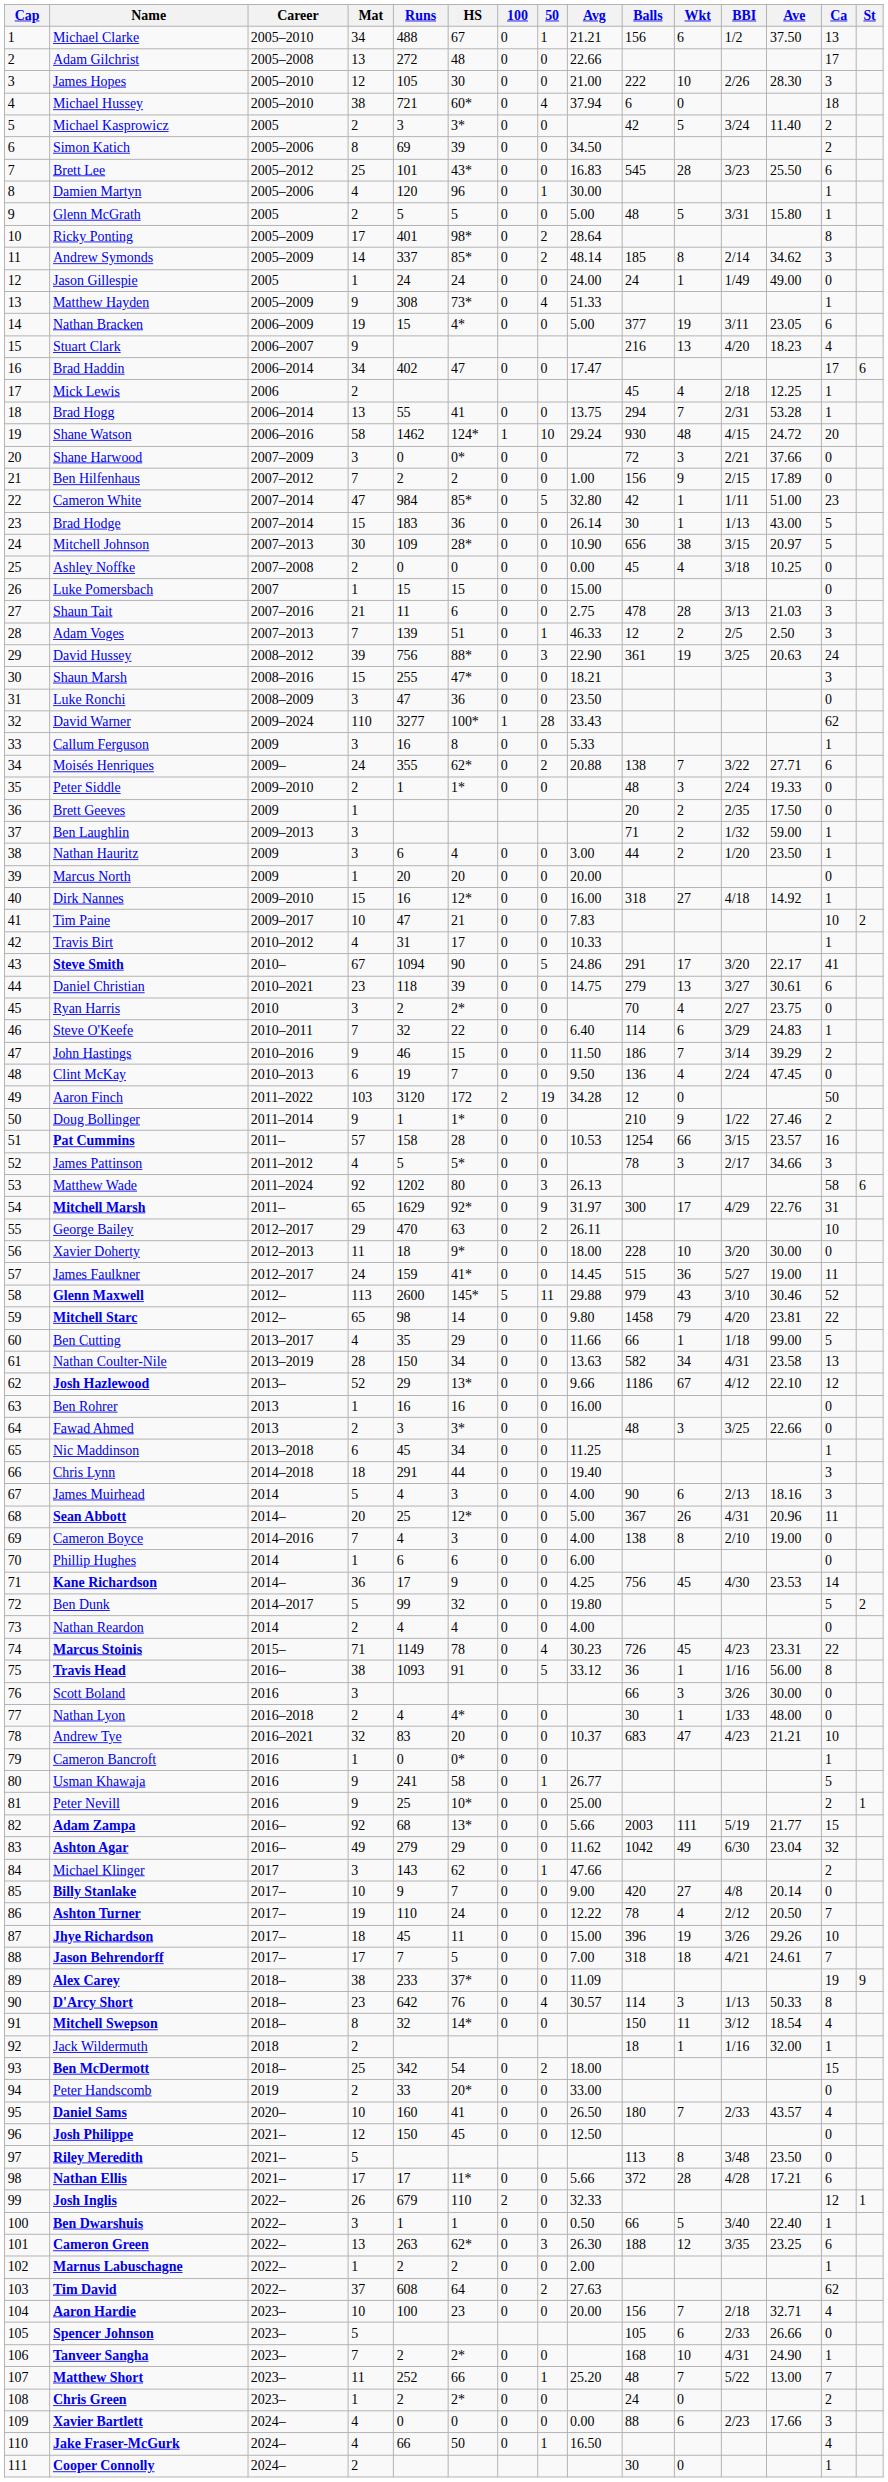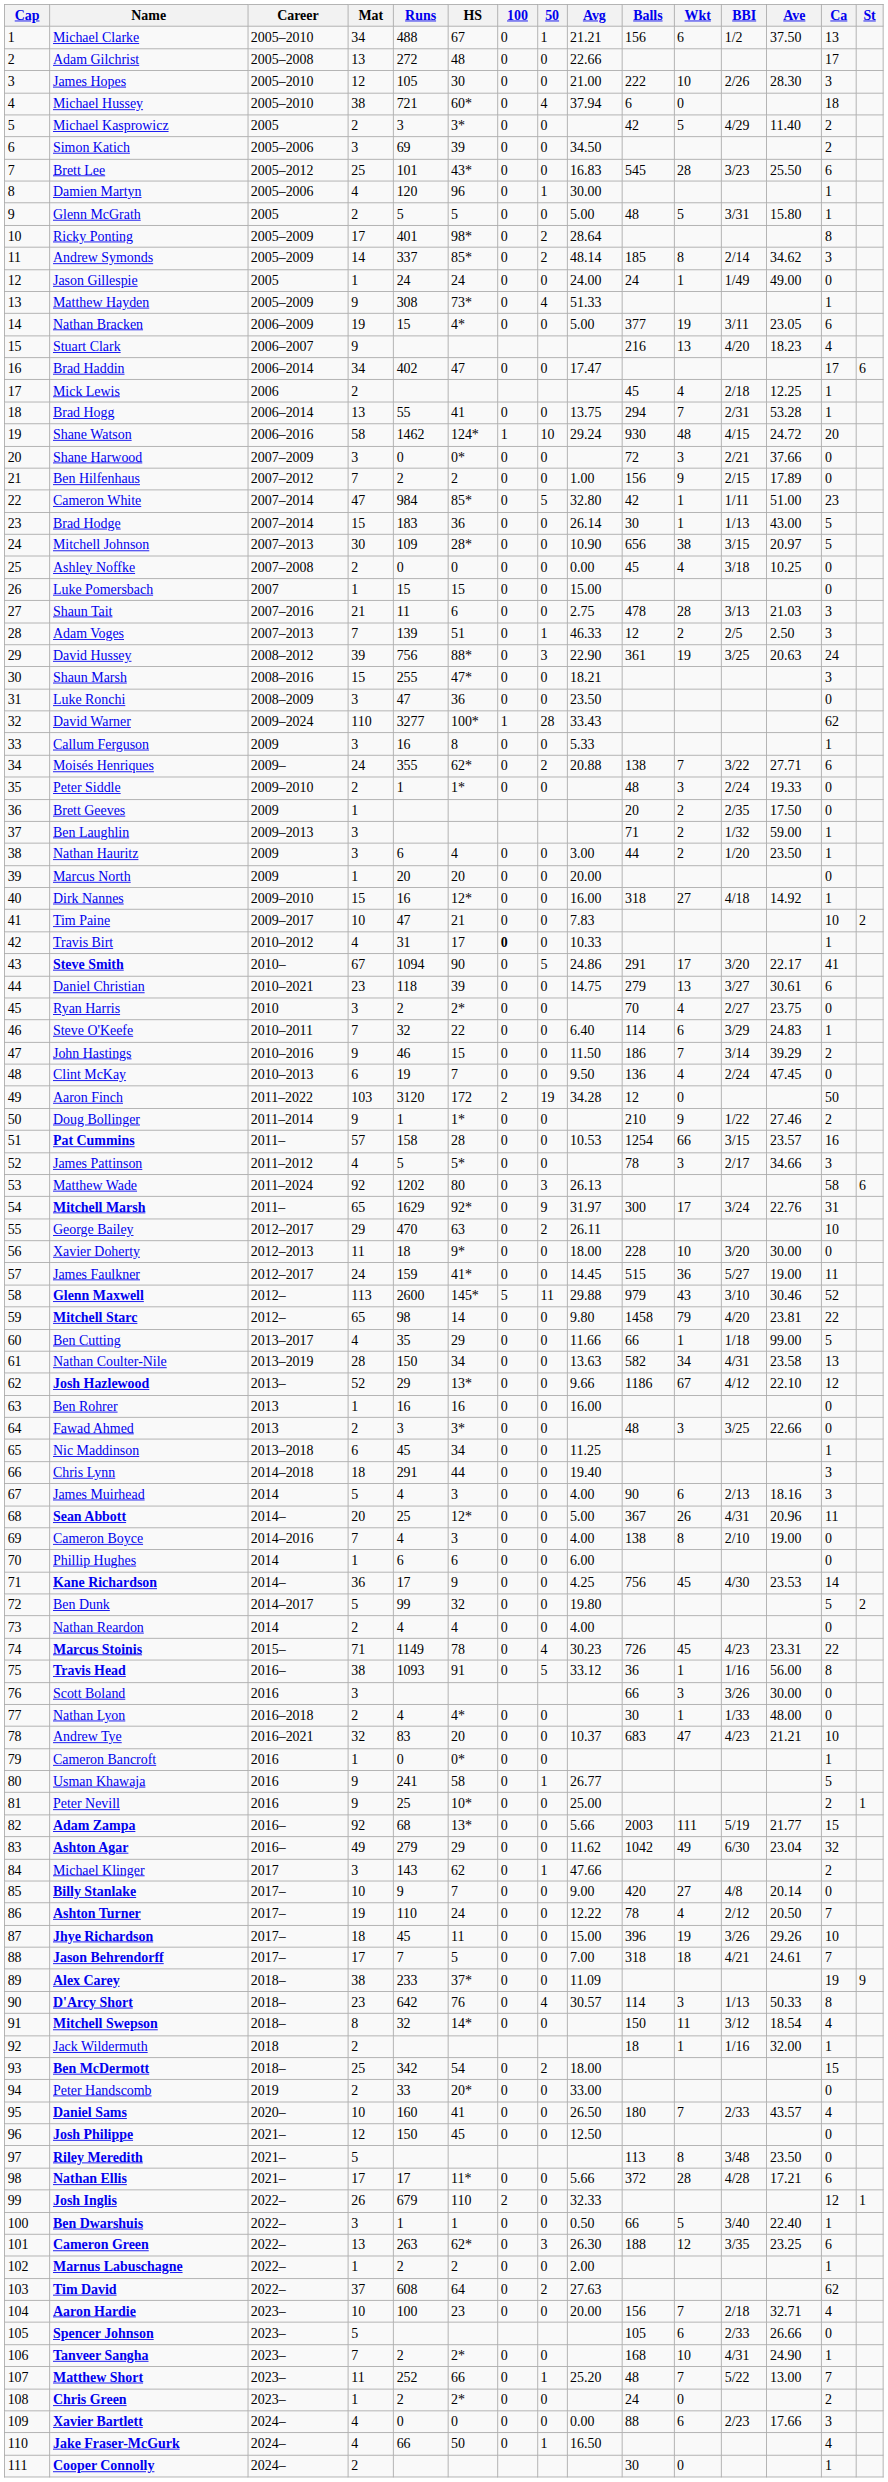(737, 125) 3/24 -> (737, 125) 4/29
(355, 147) 8 -> (355, 147) 3
(504, 942) normal -> (504, 942) bold
(737, 1207) 4/29 -> (737, 1207) 3/24
